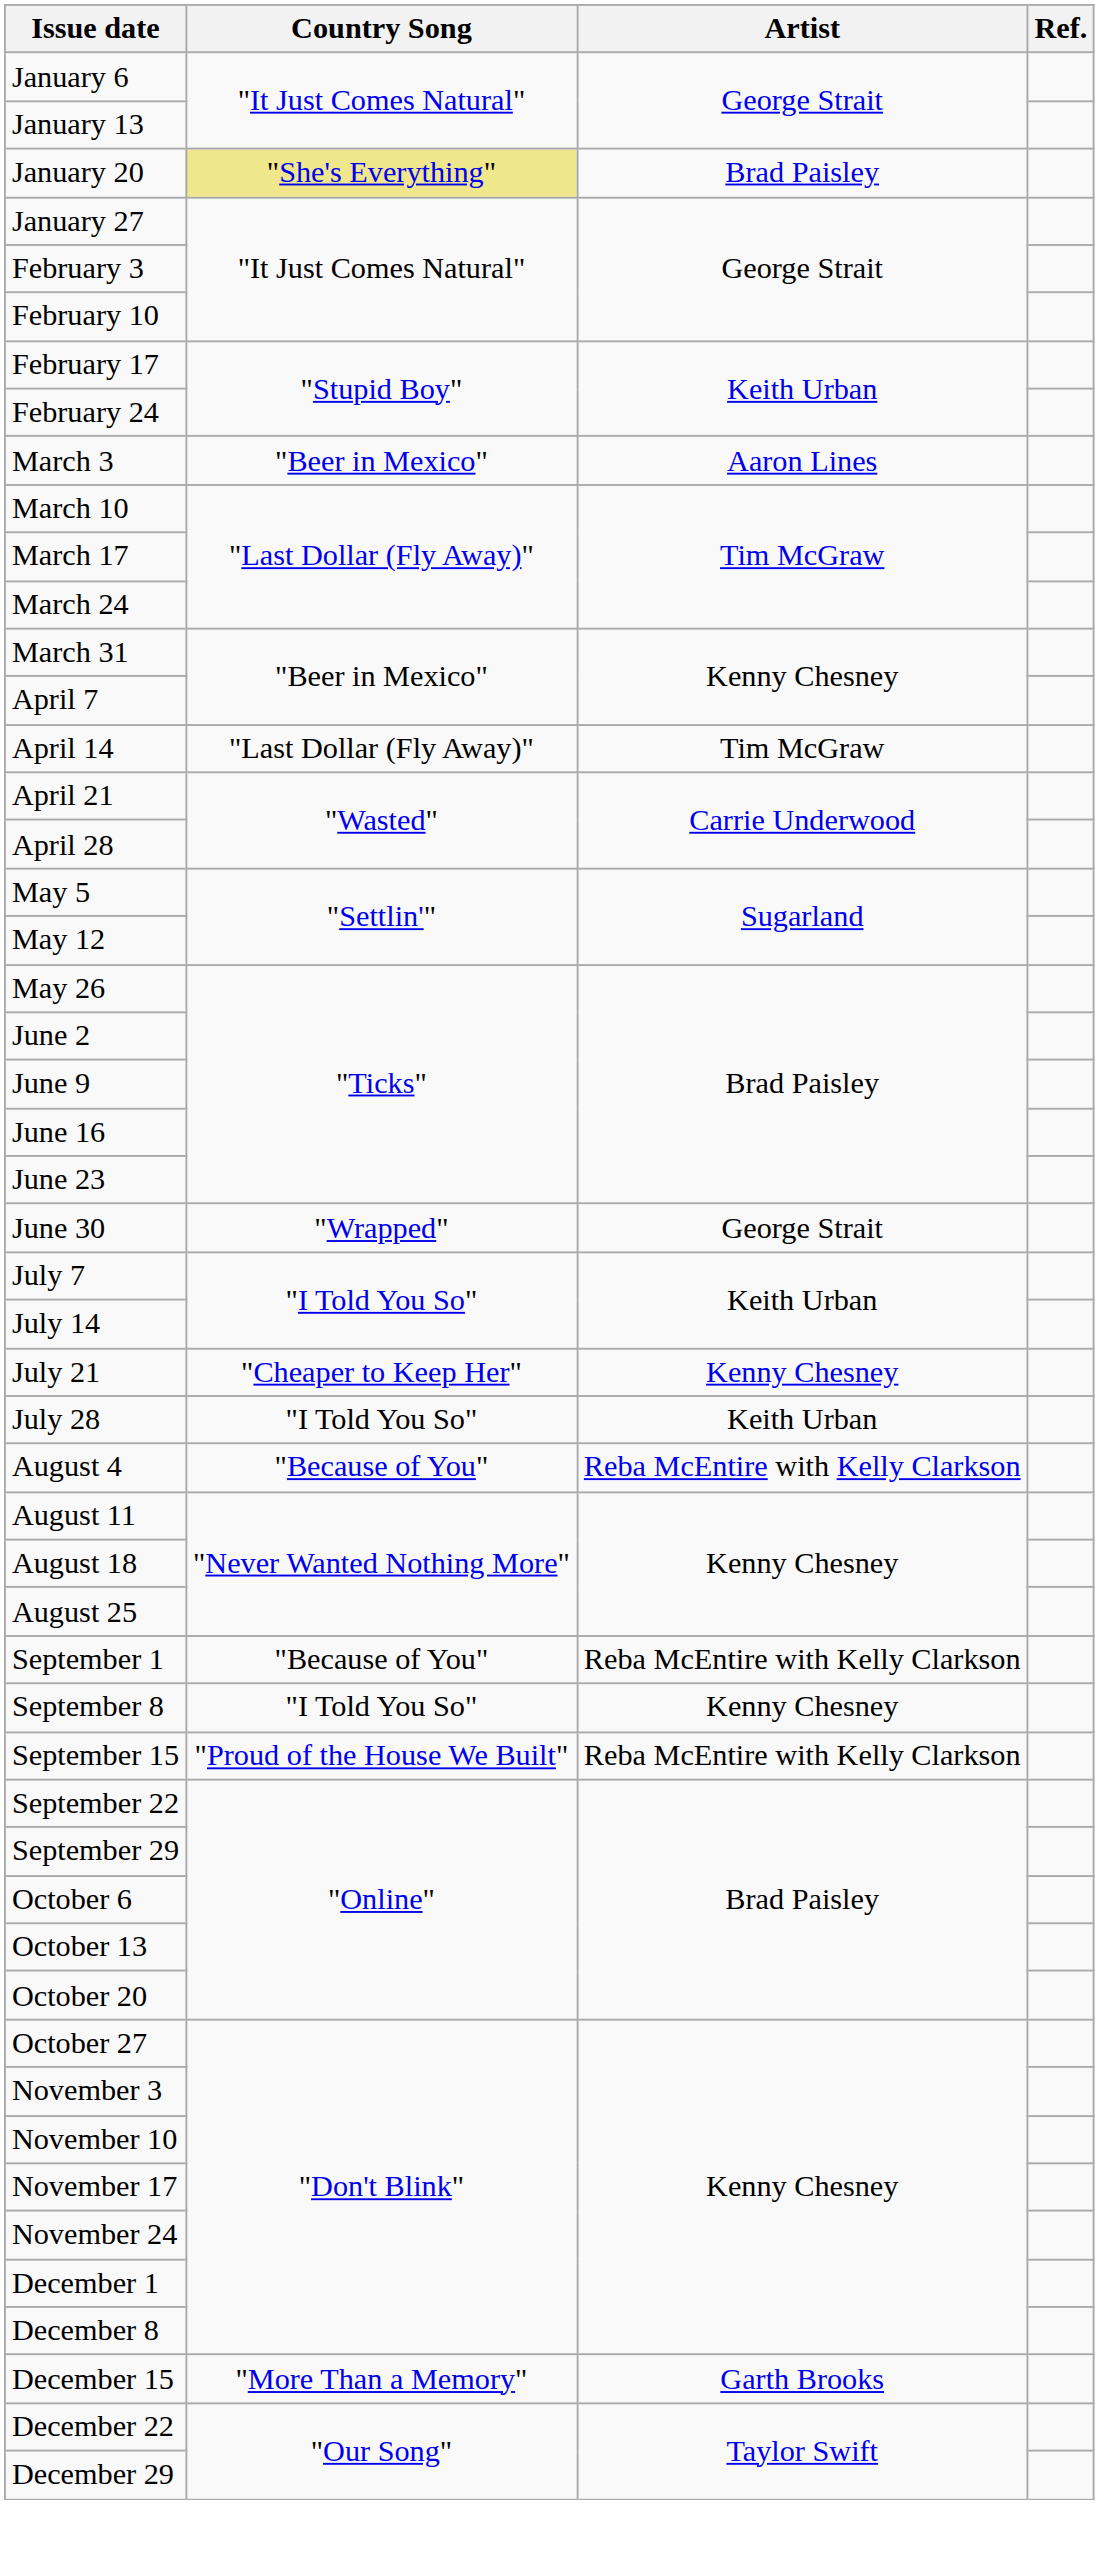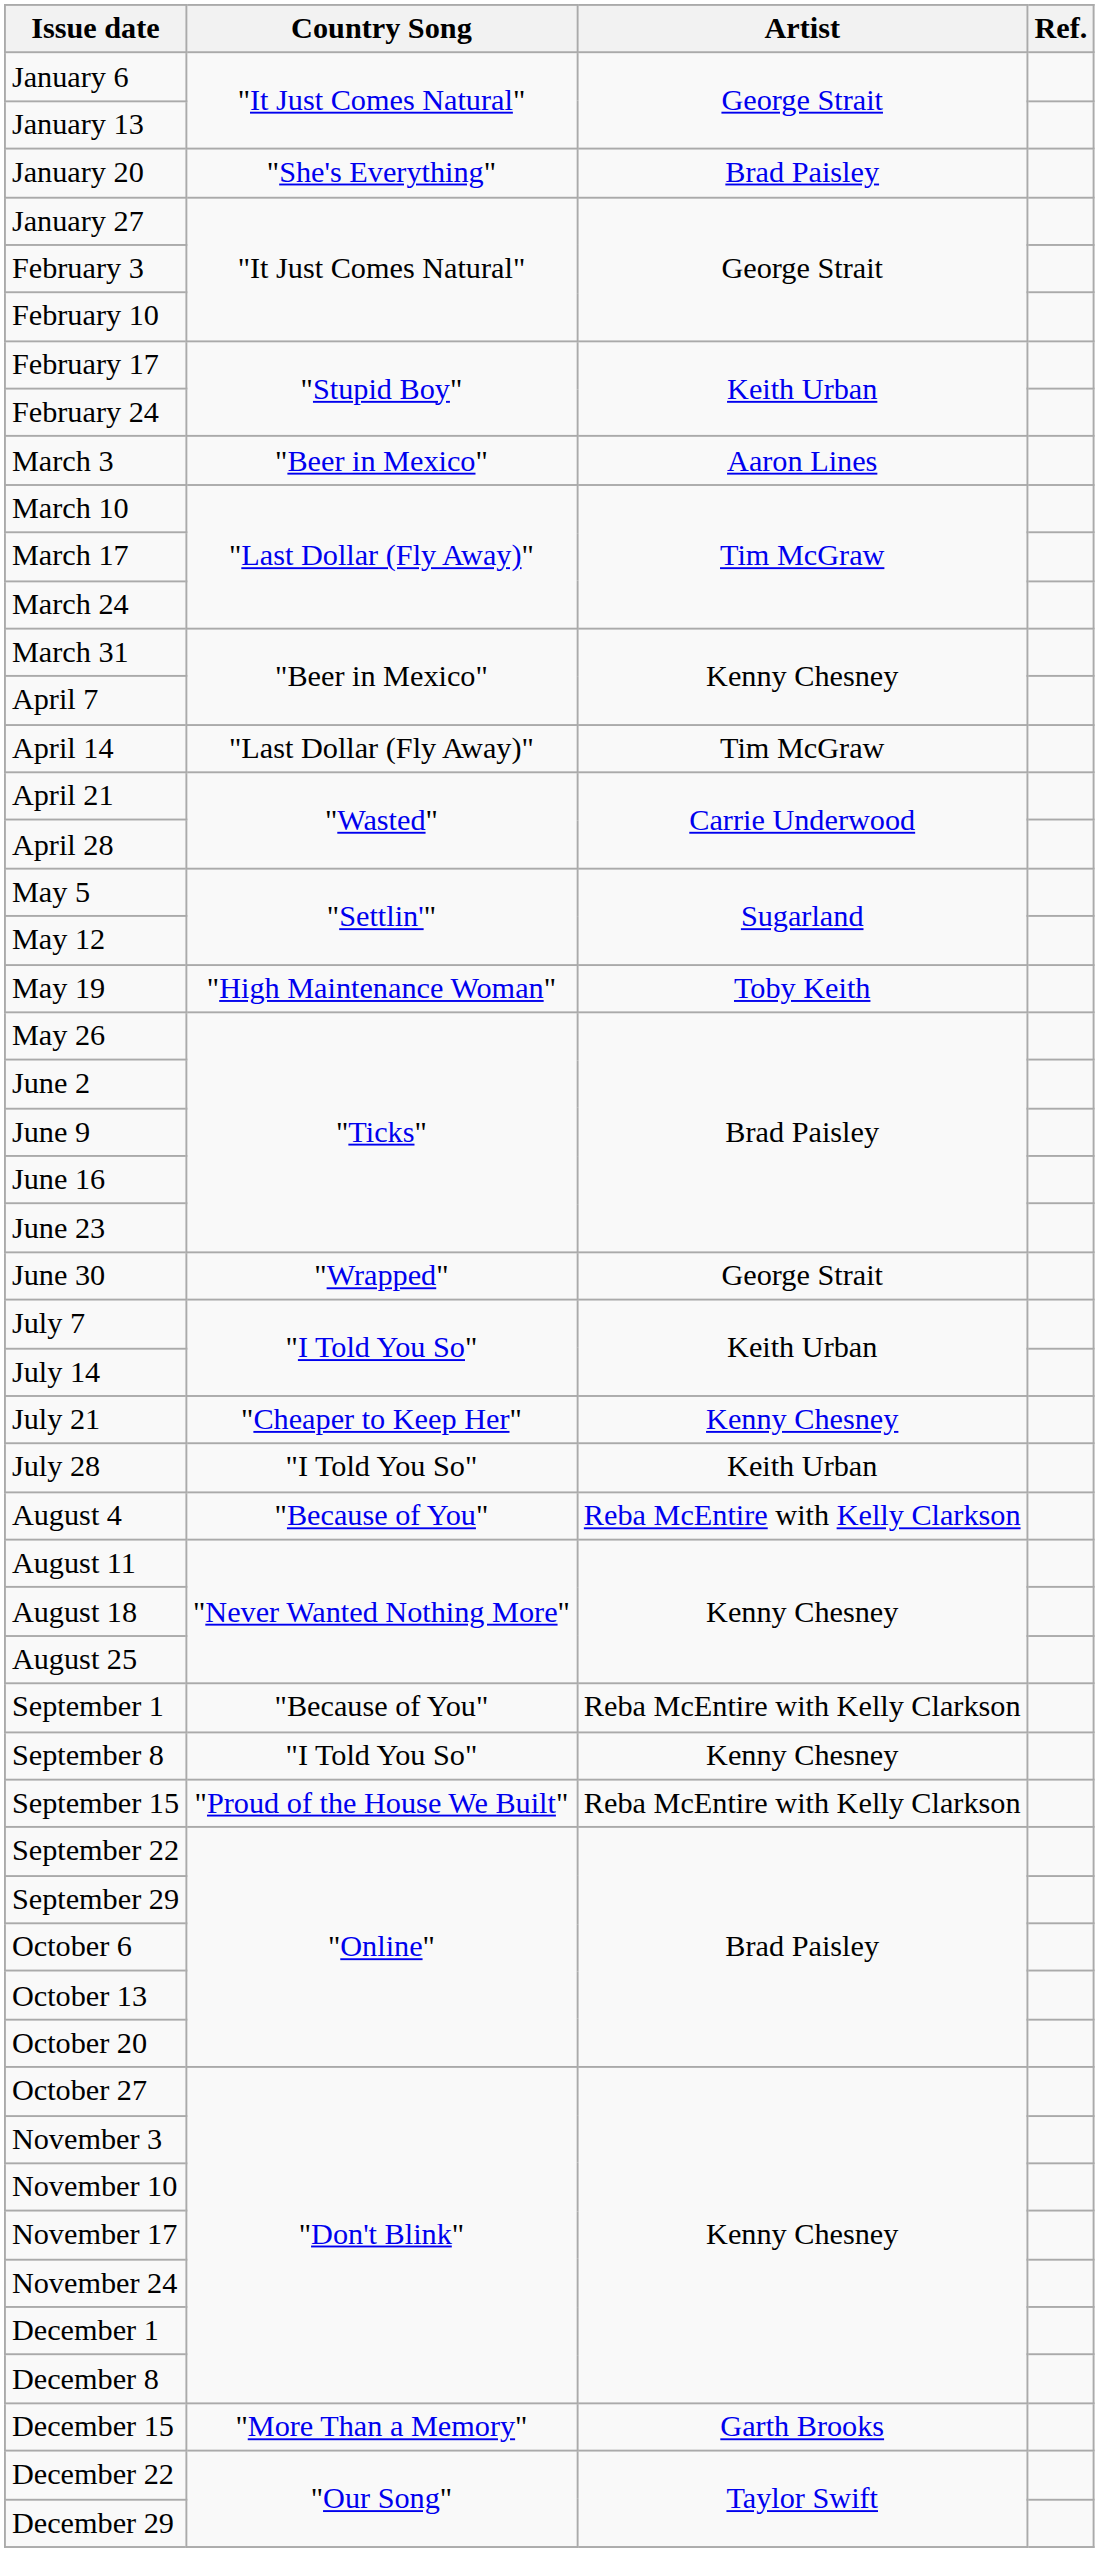(381, 172) khaki background -> (381, 172) no background
+ row: (59, 987)
